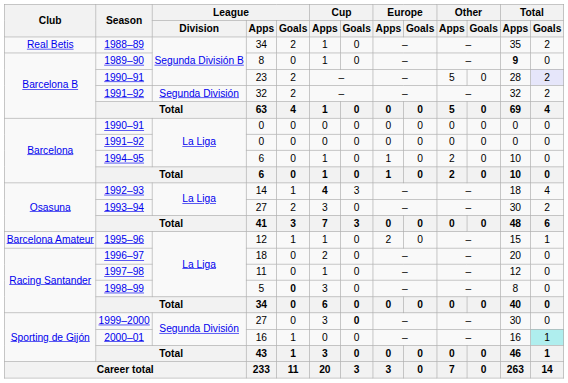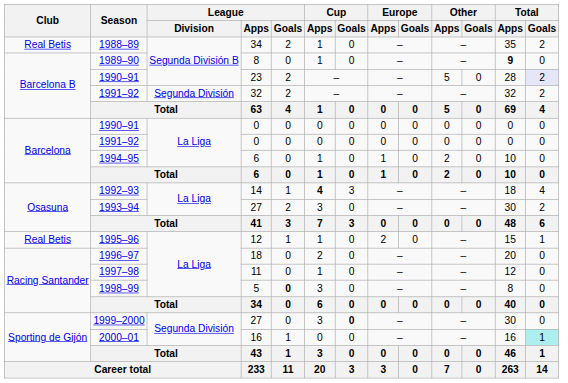(50, 239) Barcelona Amateur -> (48, 239) Real Betis
